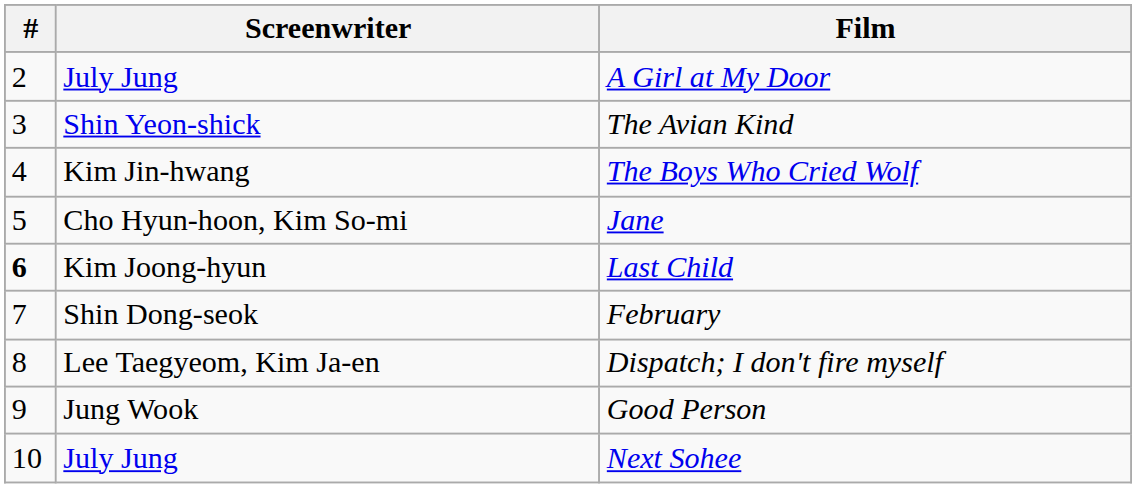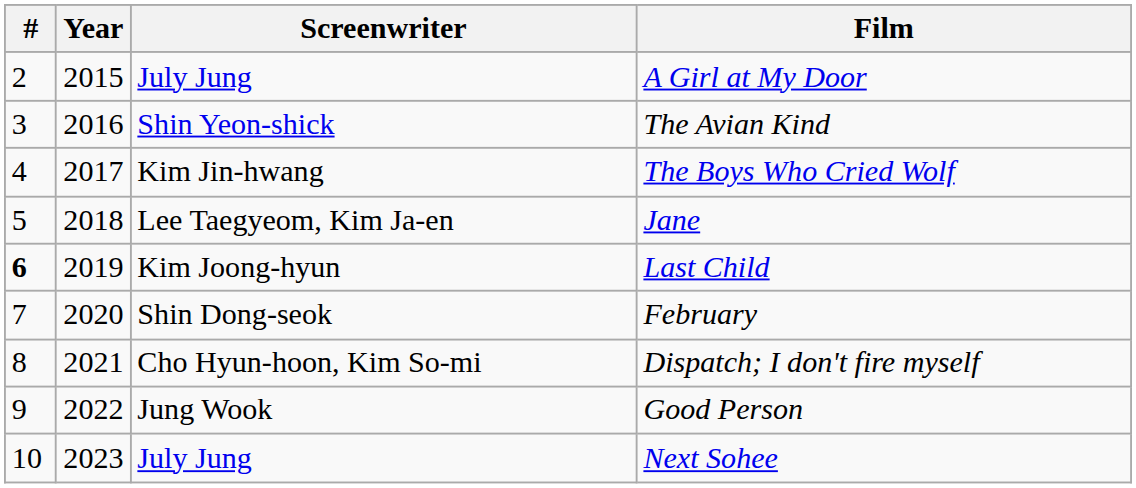+ column: (93, 28)
(235, 219) Cho Hyun-hoon, Kim So-mi -> (296, 219) Lee Taegyeom, Kim Ja-en
(222, 362) Lee Taegyeom, Kim Ja-en -> (310, 362) Cho Hyun-hoon, Kim So-mi
